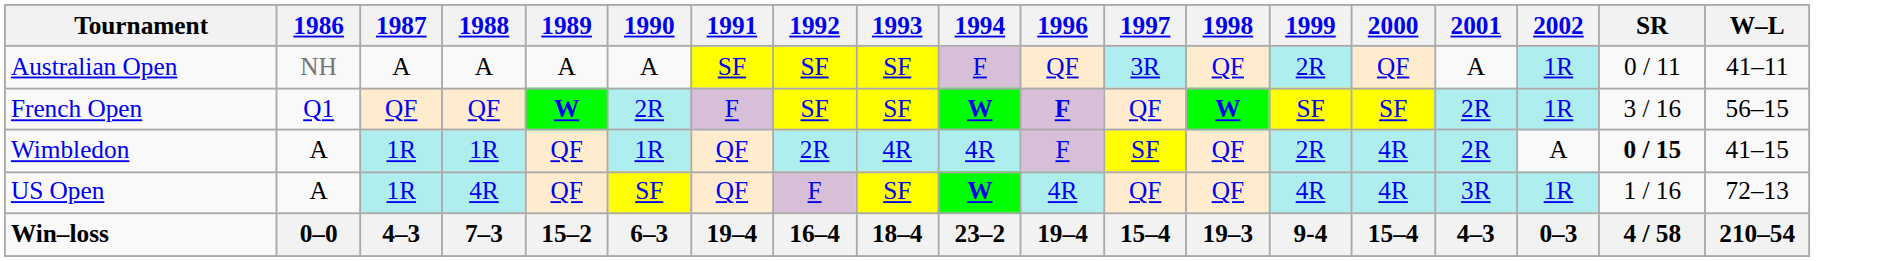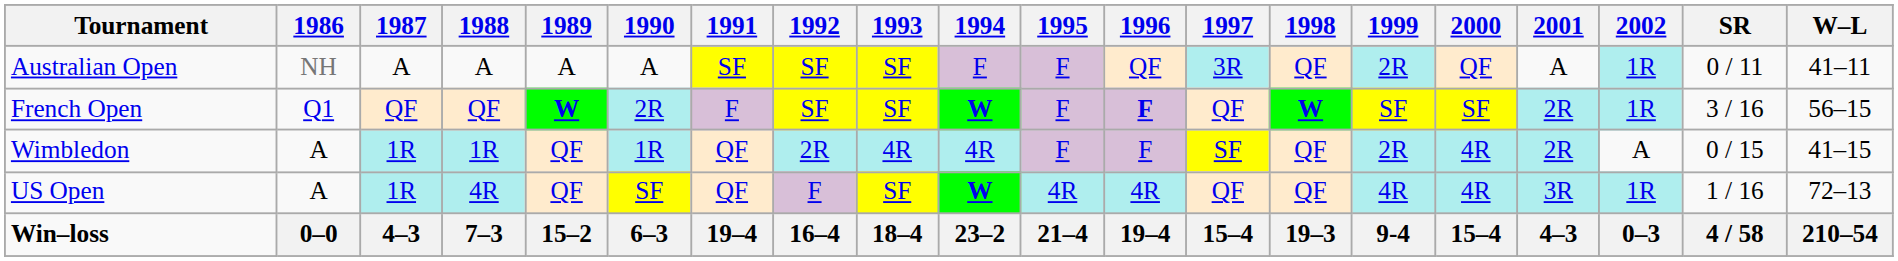+ column: (1063, 24)
(1652, 150) bold -> (1735, 150) normal
